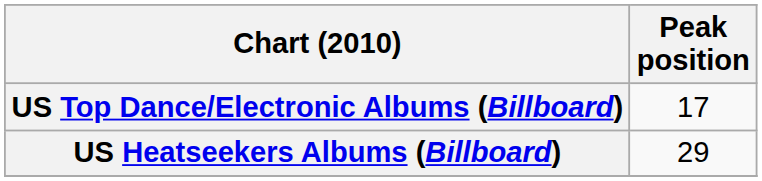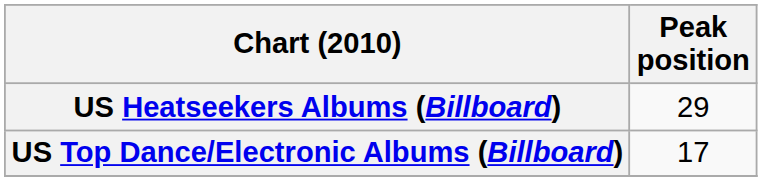rows swapped: (317, 106) <-> (317, 152)
